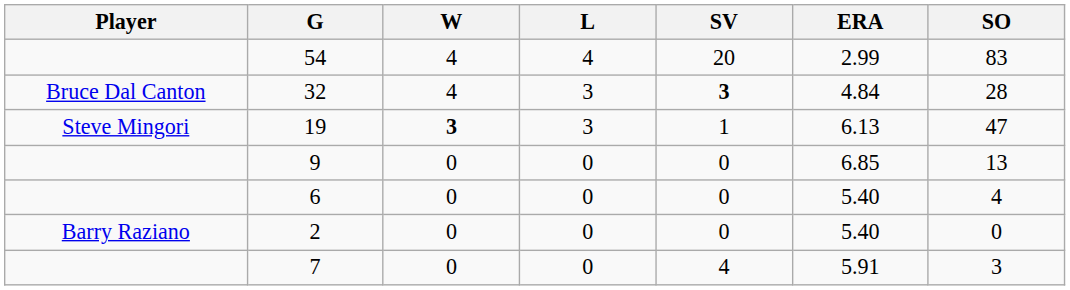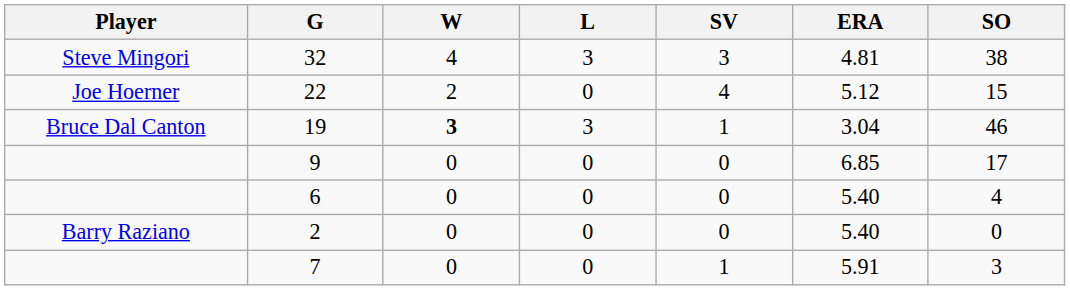- row: (315, 57)
(126, 92) Bruce Dal Canton -> (126, 57) Steve Mingori
(724, 92) bold -> (724, 57) normal
(860, 92) 4.84 -> (860, 57) 4.81
(997, 92) 28 -> (997, 57) 38
+ row: (315, 92)
(126, 127) Steve Mingori -> (126, 127) Bruce Dal Canton
(860, 127) 6.13 -> (860, 127) 3.04
(997, 127) 47 -> (997, 127) 46
(997, 162) 13 -> (997, 162) 17
(724, 267) 4 -> (724, 267) 1
